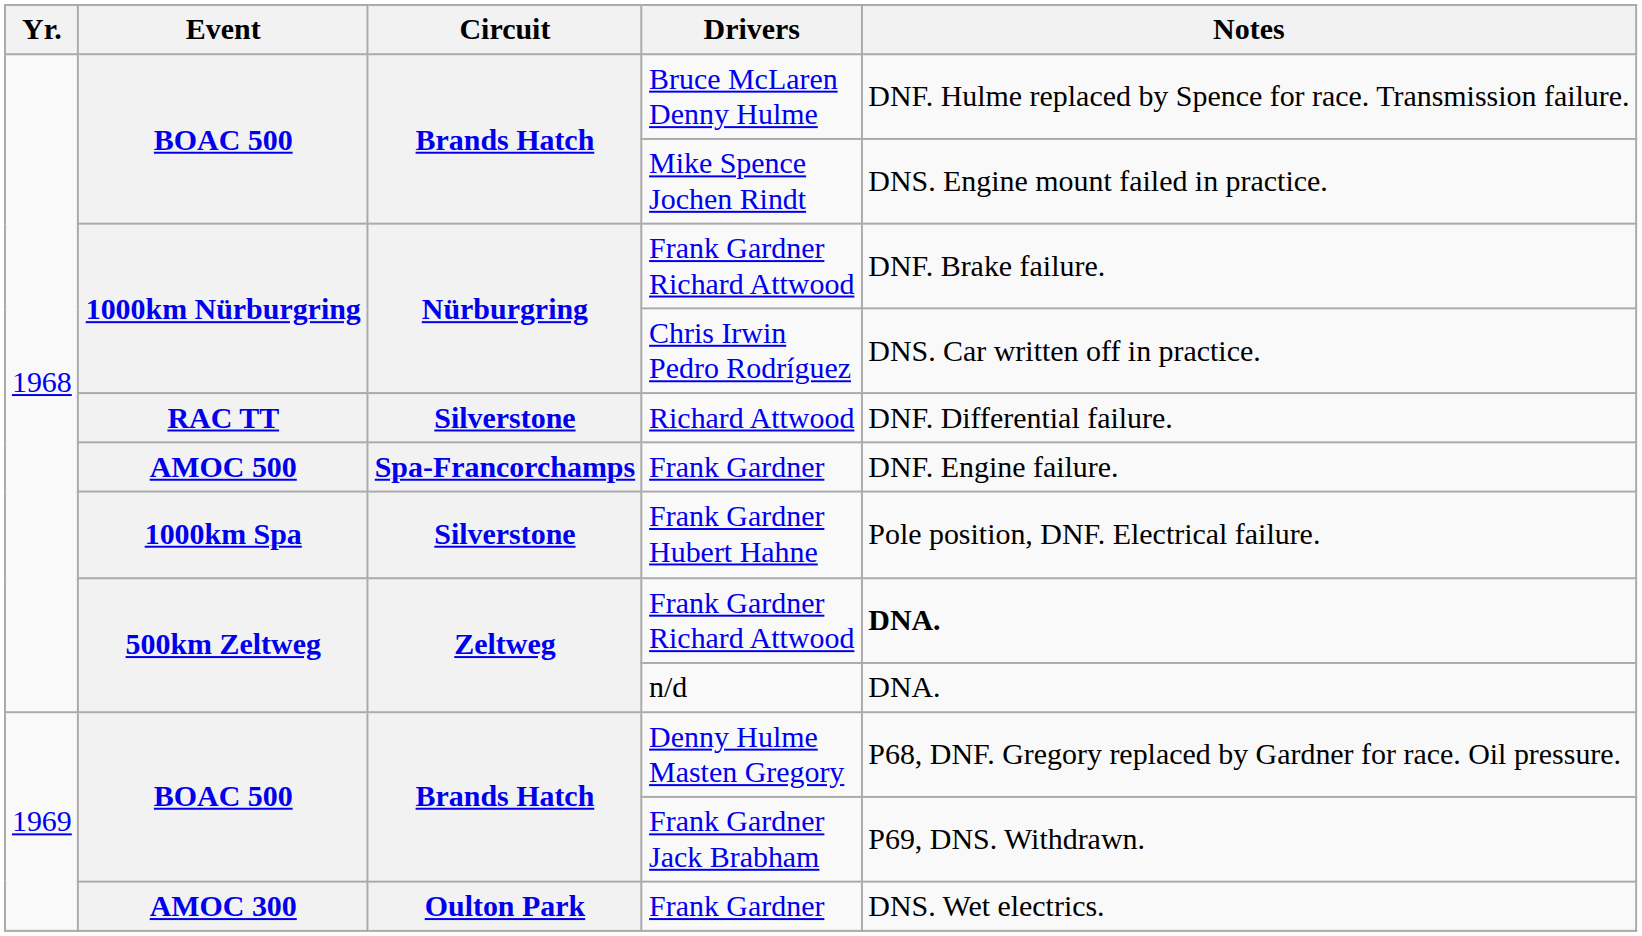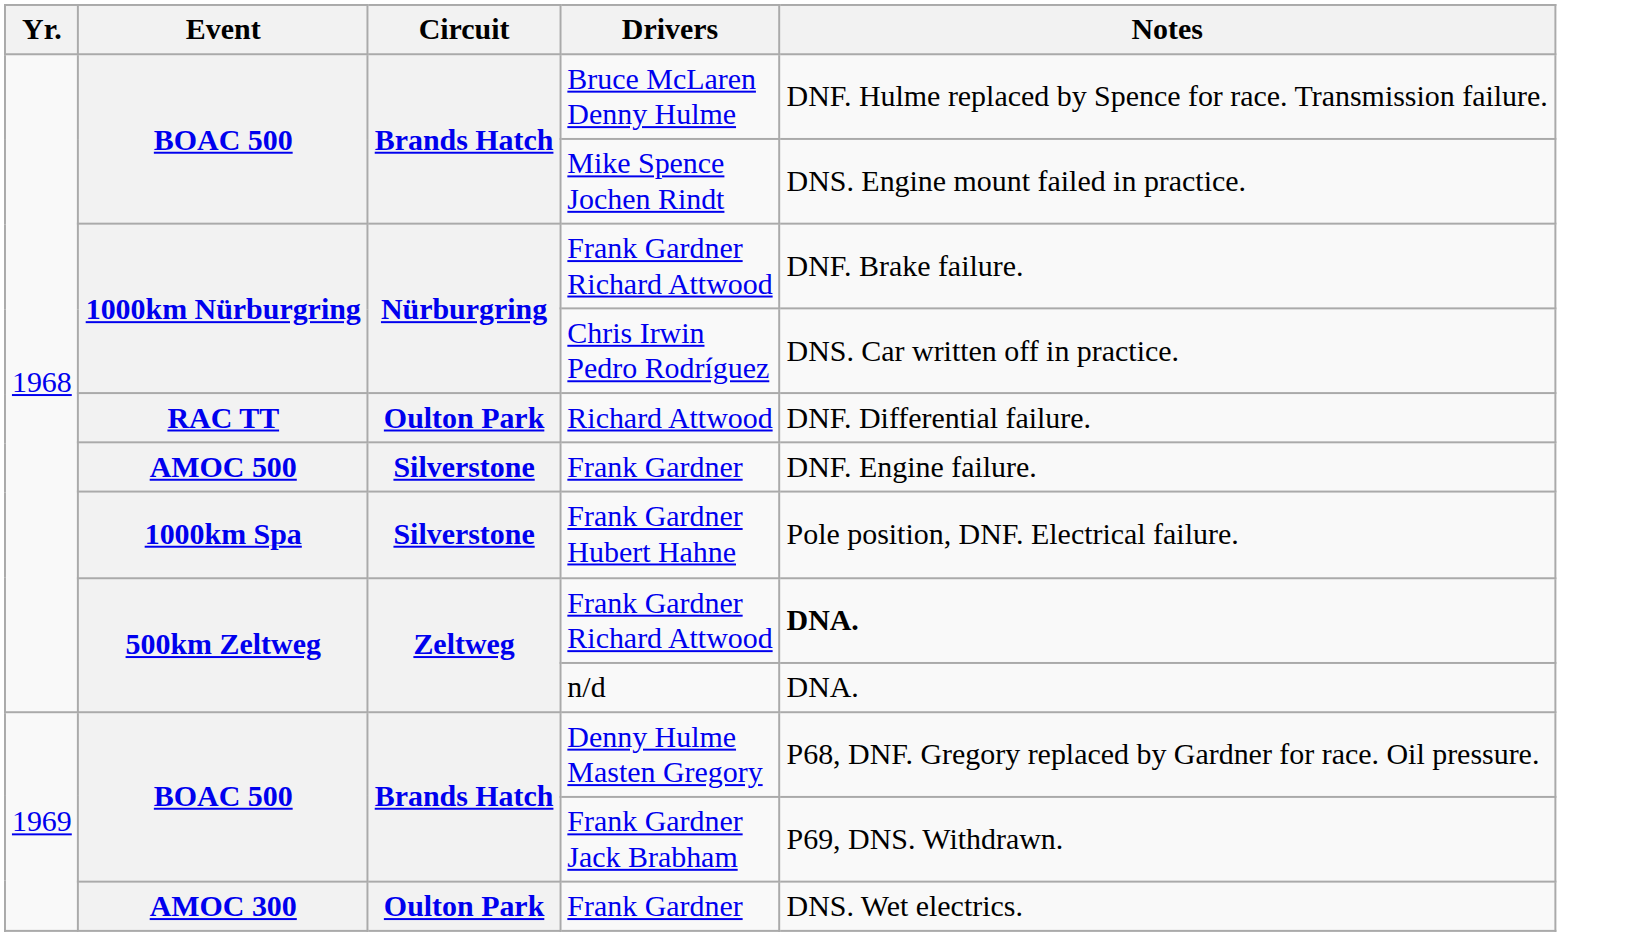(505, 418) Silverstone -> (464, 418) Oulton Park
(505, 467) Spa-Francorchamps -> (464, 467) Silverstone
